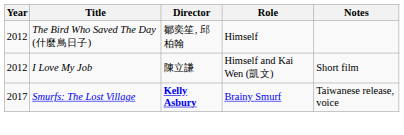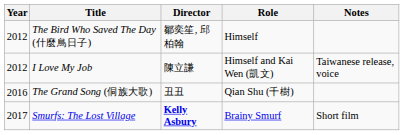(337, 68) Short film -> (355, 68) Taiwanese release, voice
+ row: (92, 92)
(355, 97) Taiwanese release, voice -> (337, 115) Short film
